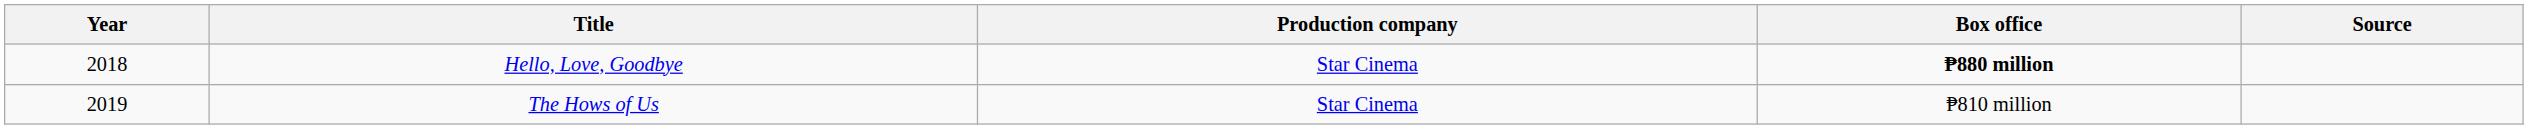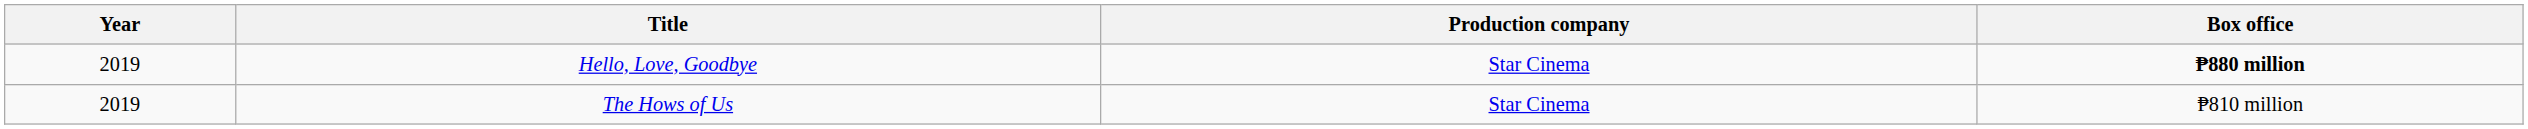- column: (2382, 24)
(107, 64) 2018 -> (120, 64) 2019
